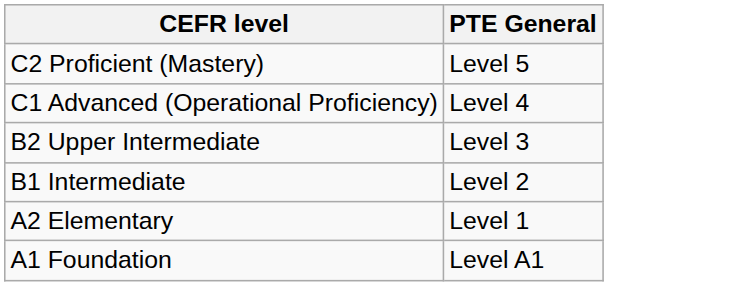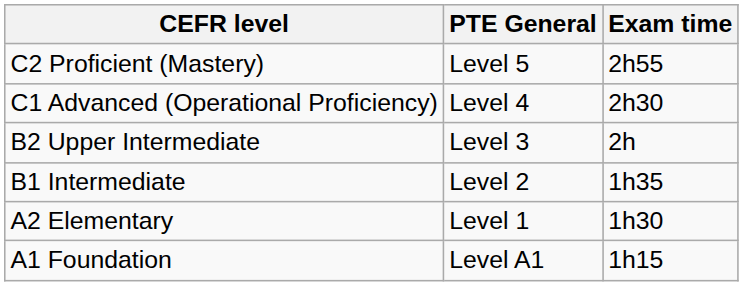+ column: (670, 24)
